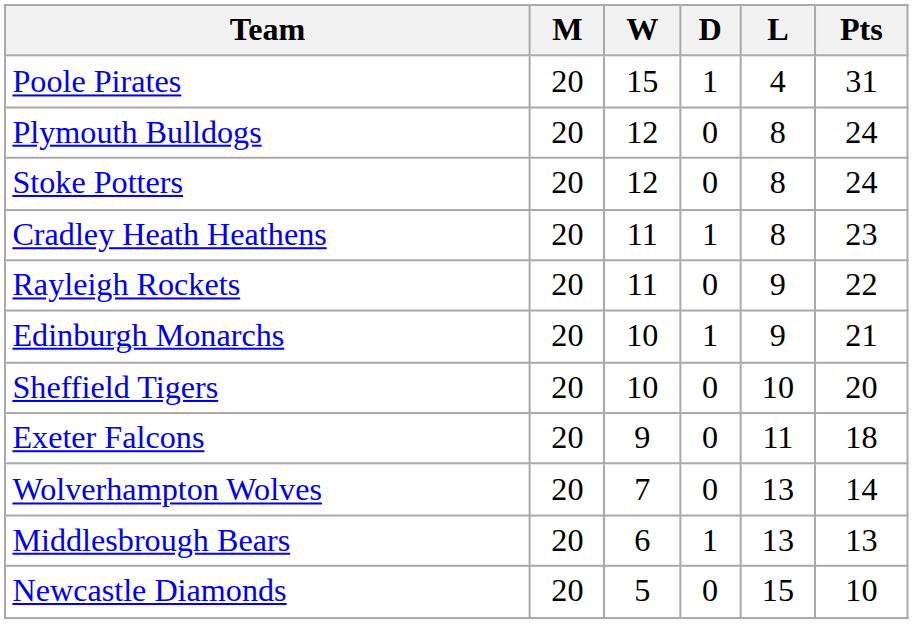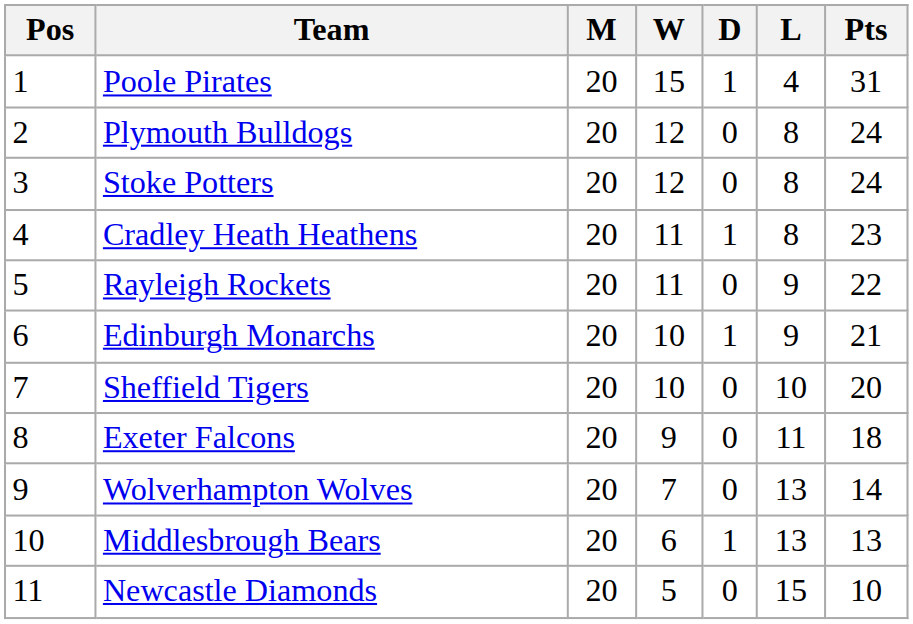+ column: (50, 30)
